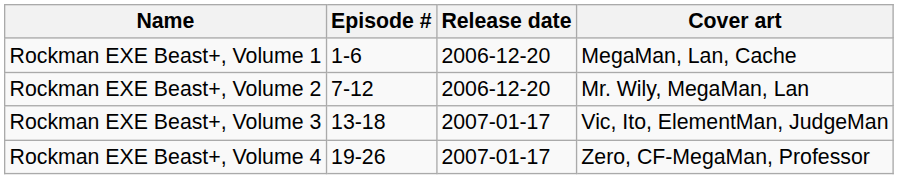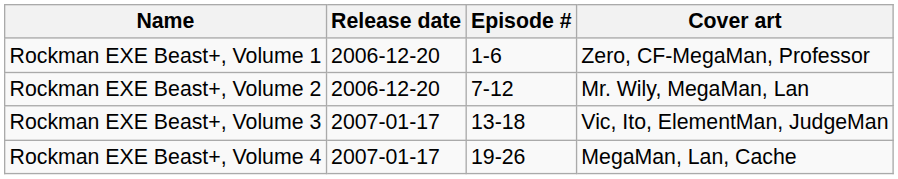columns swapped: (506, 21) <-> (381, 21)
(689, 55) MegaMan, Lan, Cache -> (726, 55) Zero, CF-MegaMan, Professor
(726, 156) Zero, CF-MegaMan, Professor -> (689, 156) MegaMan, Lan, Cache
